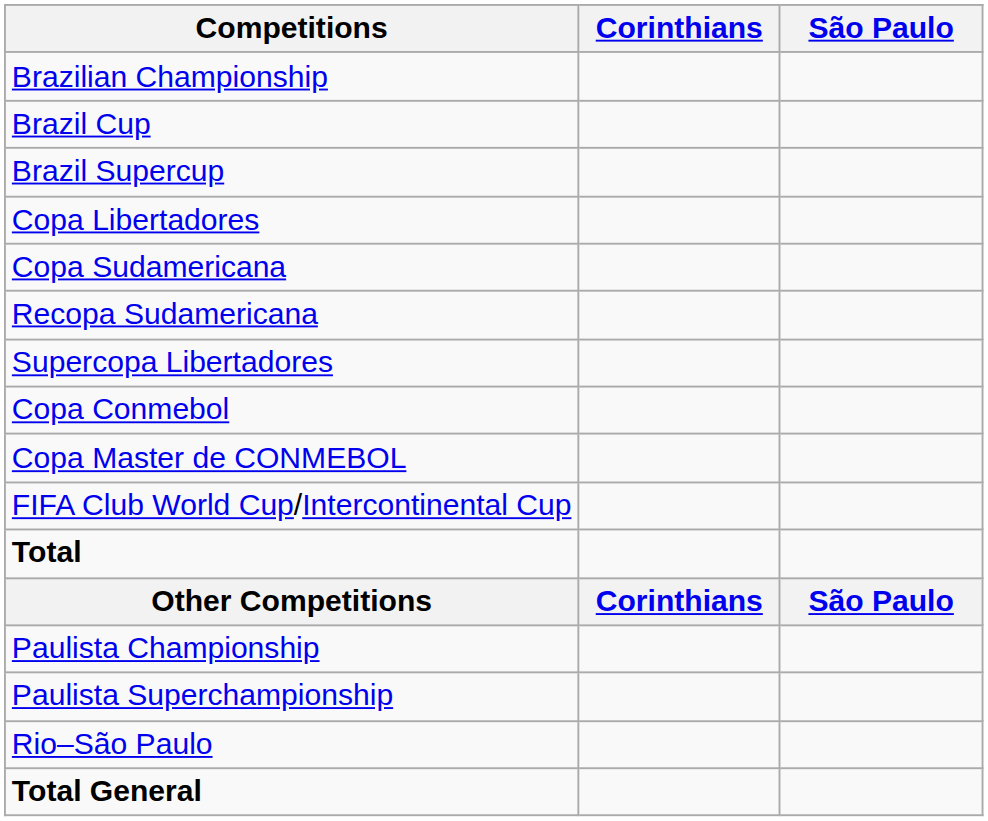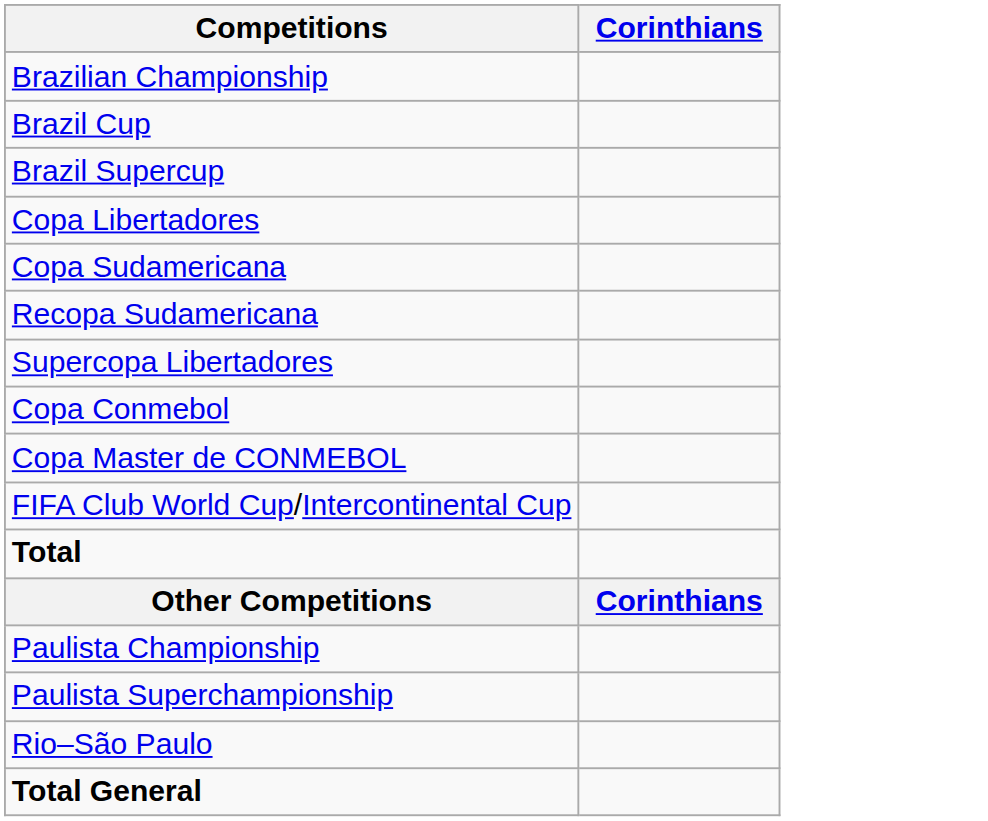- column: (881, 28)
